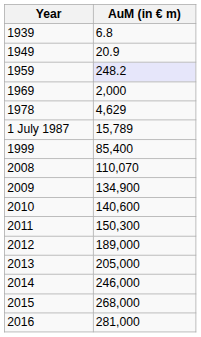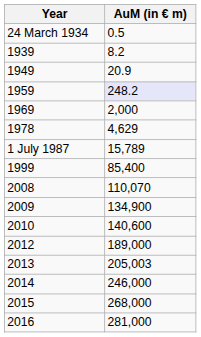+ row: (48, 33)
(104, 33) 6.8 -> (116, 52) 8.2
- row: (20, 226)
(118, 264) 205,000 -> (130, 264) 205,003
